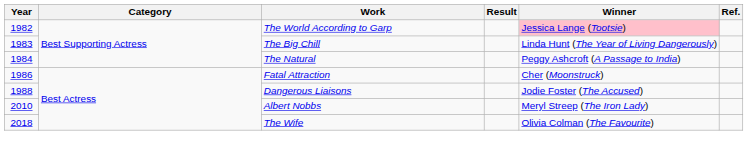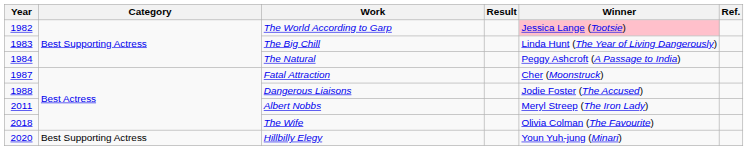(21, 75) 1986 -> (21, 75) 1987
(21, 106) 2010 -> (21, 106) 2011
+ row: (293, 138)
